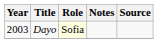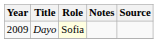(18, 30) 2003 -> (18, 30) 2009
